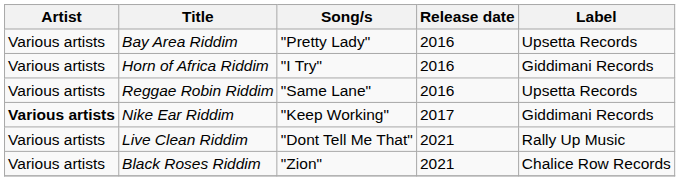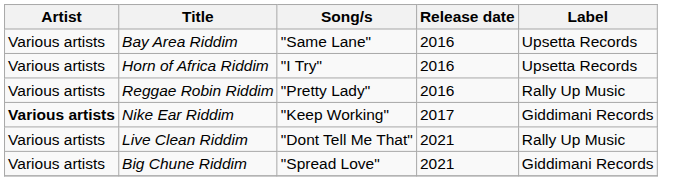(326, 42) "Pretty Lady" -> (326, 42) "Same Lane"
(588, 66) Giddimani Records -> (580, 66) Upsetta Records
(326, 91) "Same Lane" -> (326, 91) "Pretty Lady"
(580, 91) Upsetta Records -> (573, 91) Rally Up Music
+ row: (185, 164)
- row: (191, 164)
